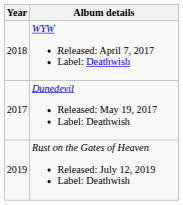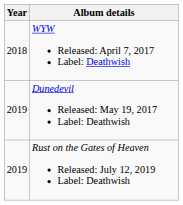(17, 110) 2017 -> (17, 110) 2019
